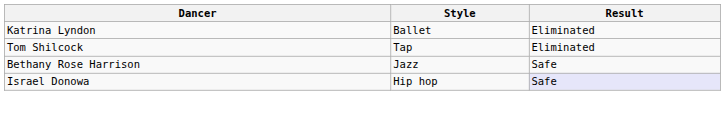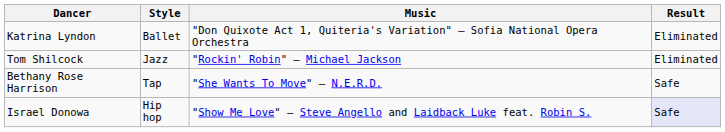+ column: (421, 13)
(403, 47) Tap -> (155, 59) Jazz
(406, 64) Jazz -> (152, 83) Tap
